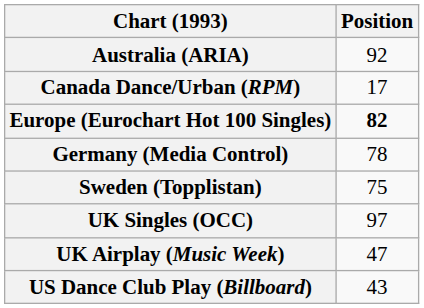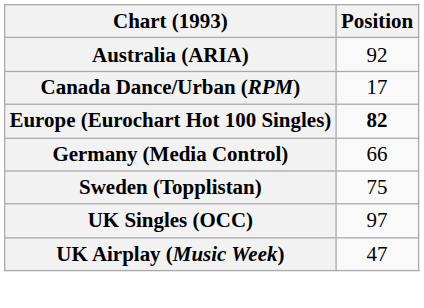(377, 154) 78 -> (377, 154) 66
- row: (170, 287)
